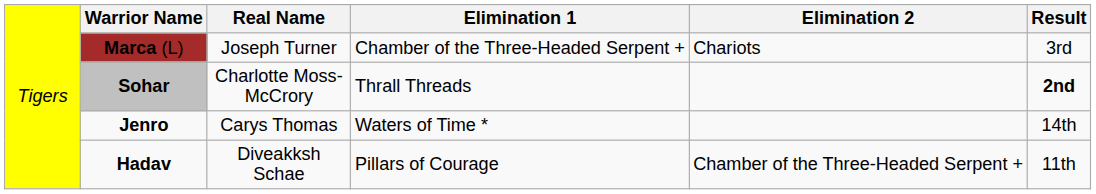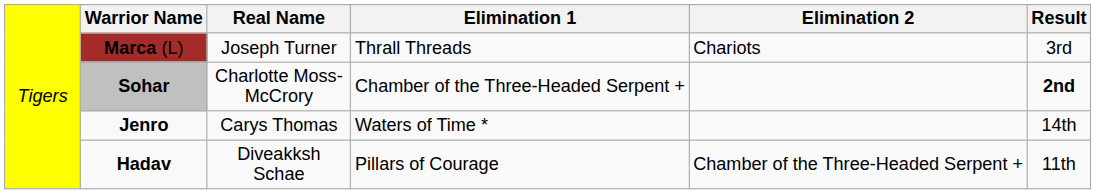(520, 47) Chamber of the Three-Headed Serpent + -> (413, 47) Thrall Threads
(413, 86) Thrall Threads -> (520, 86) Chamber of the Three-Headed Serpent +
